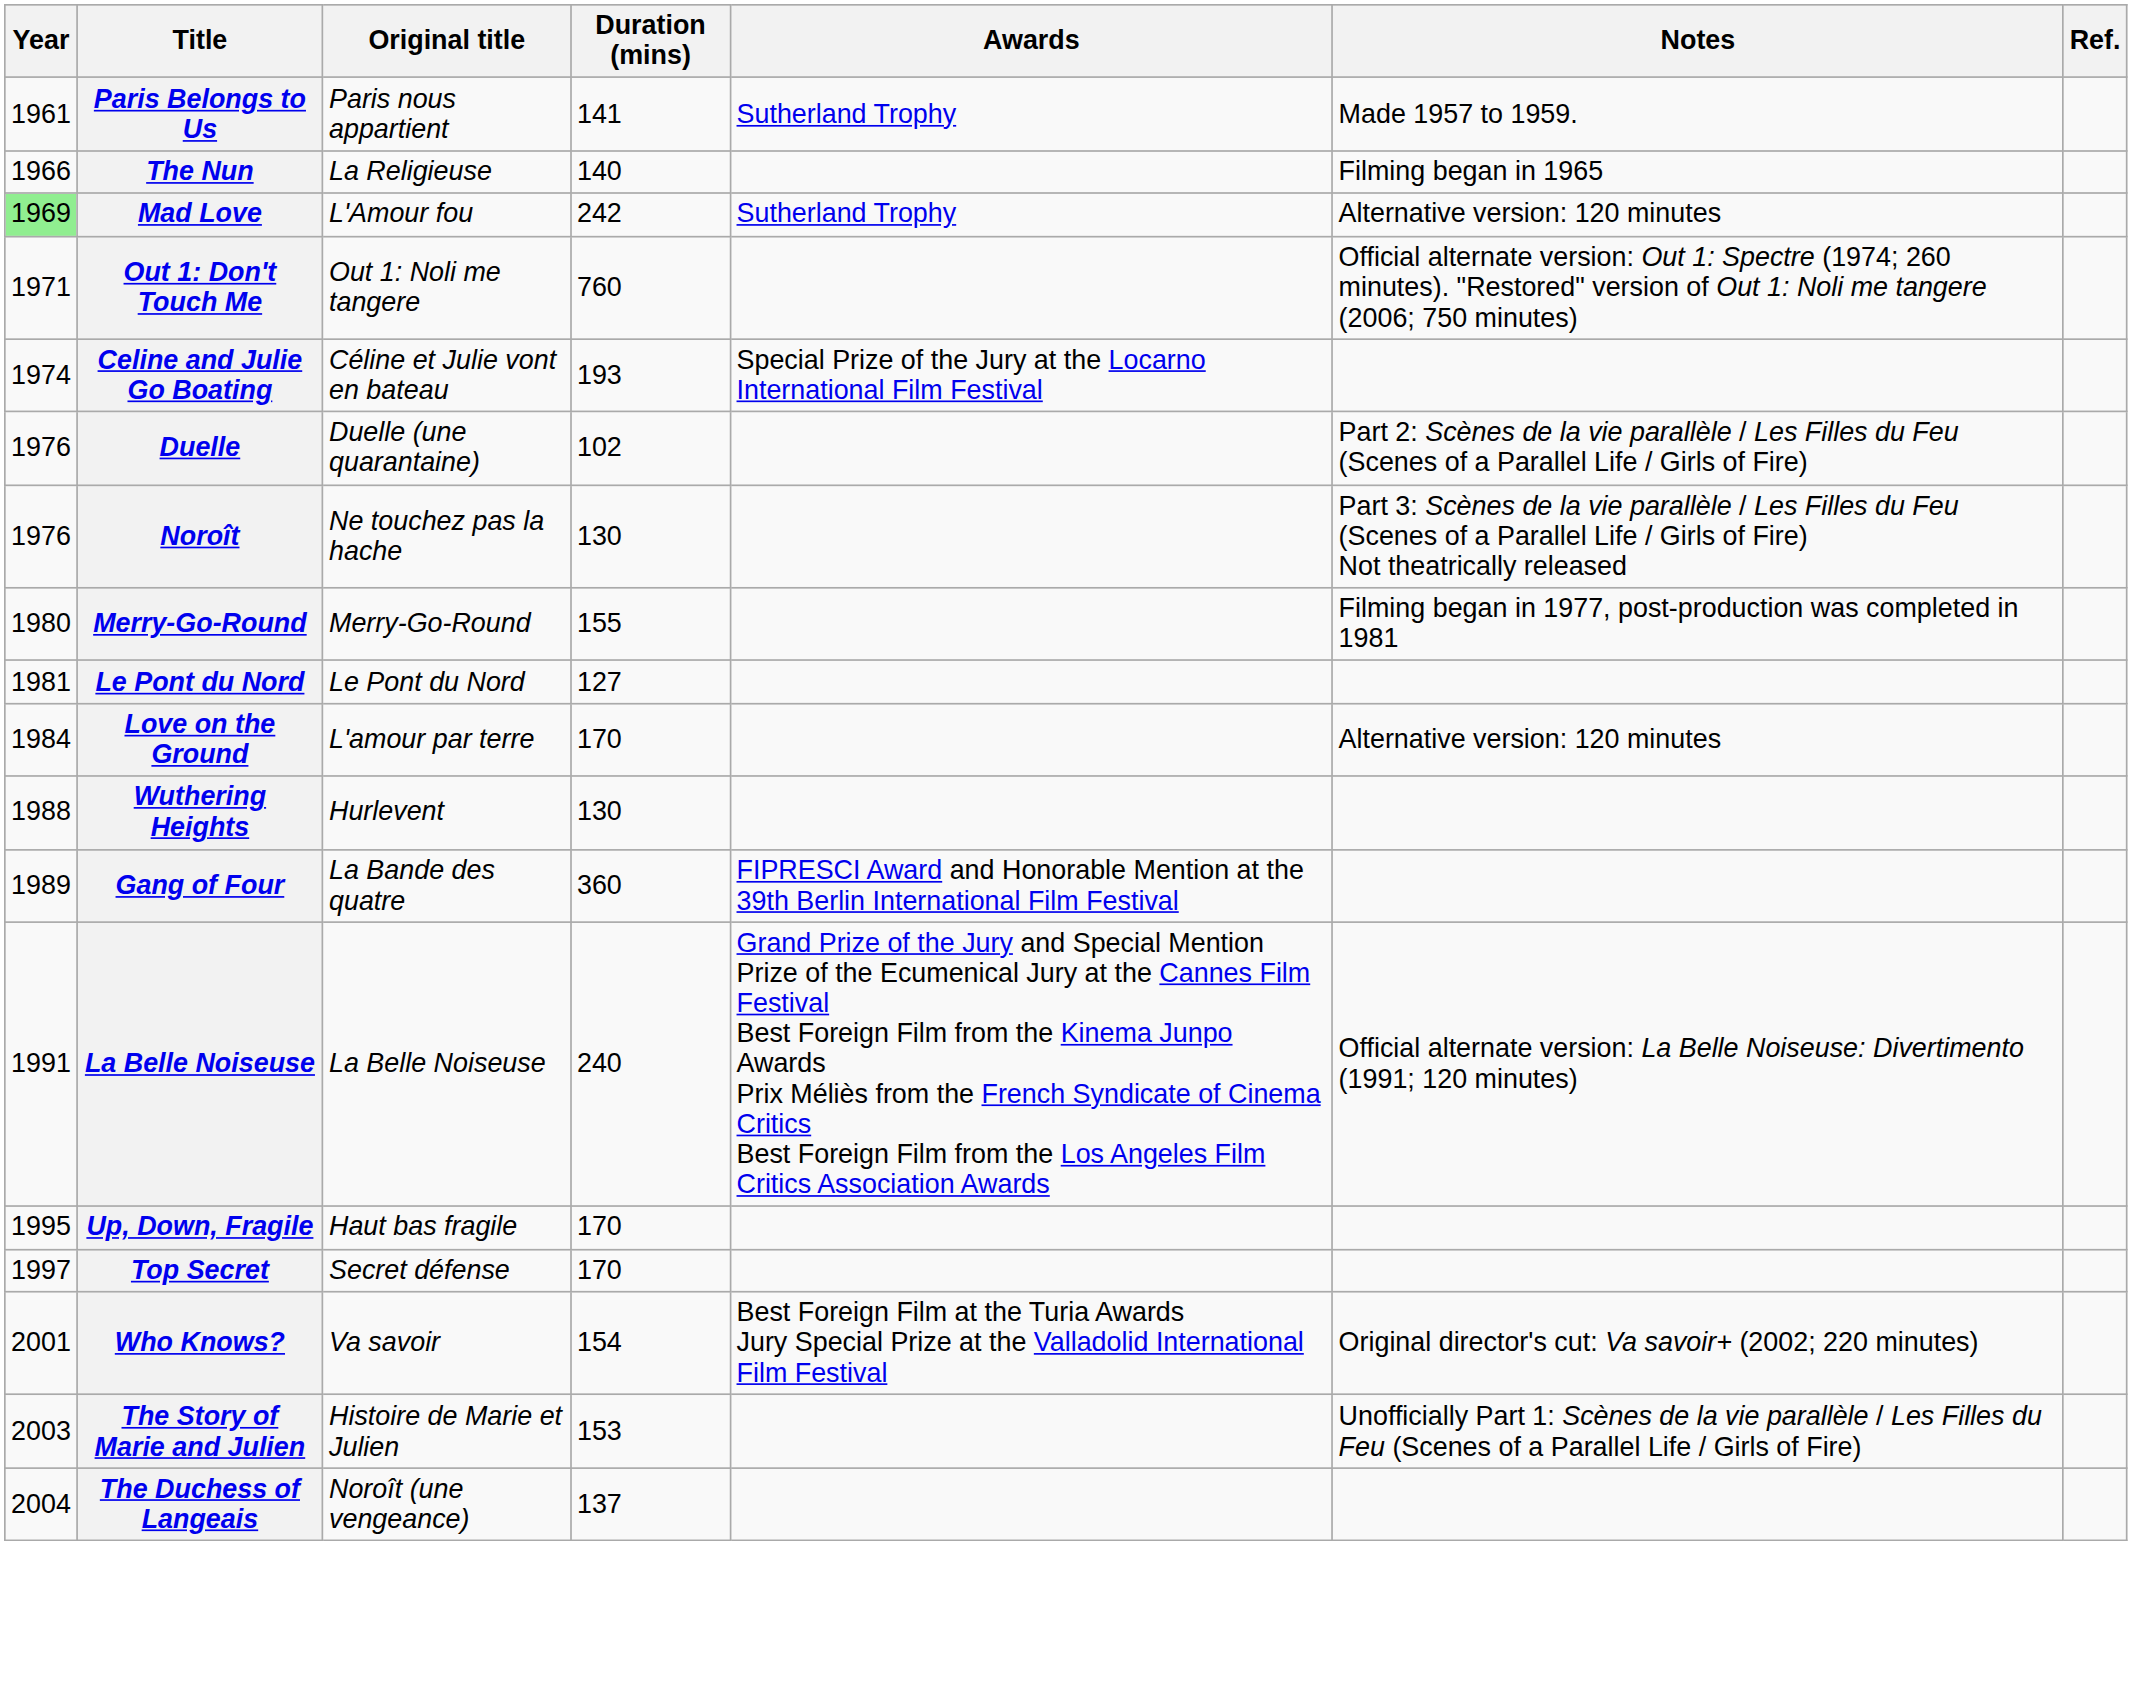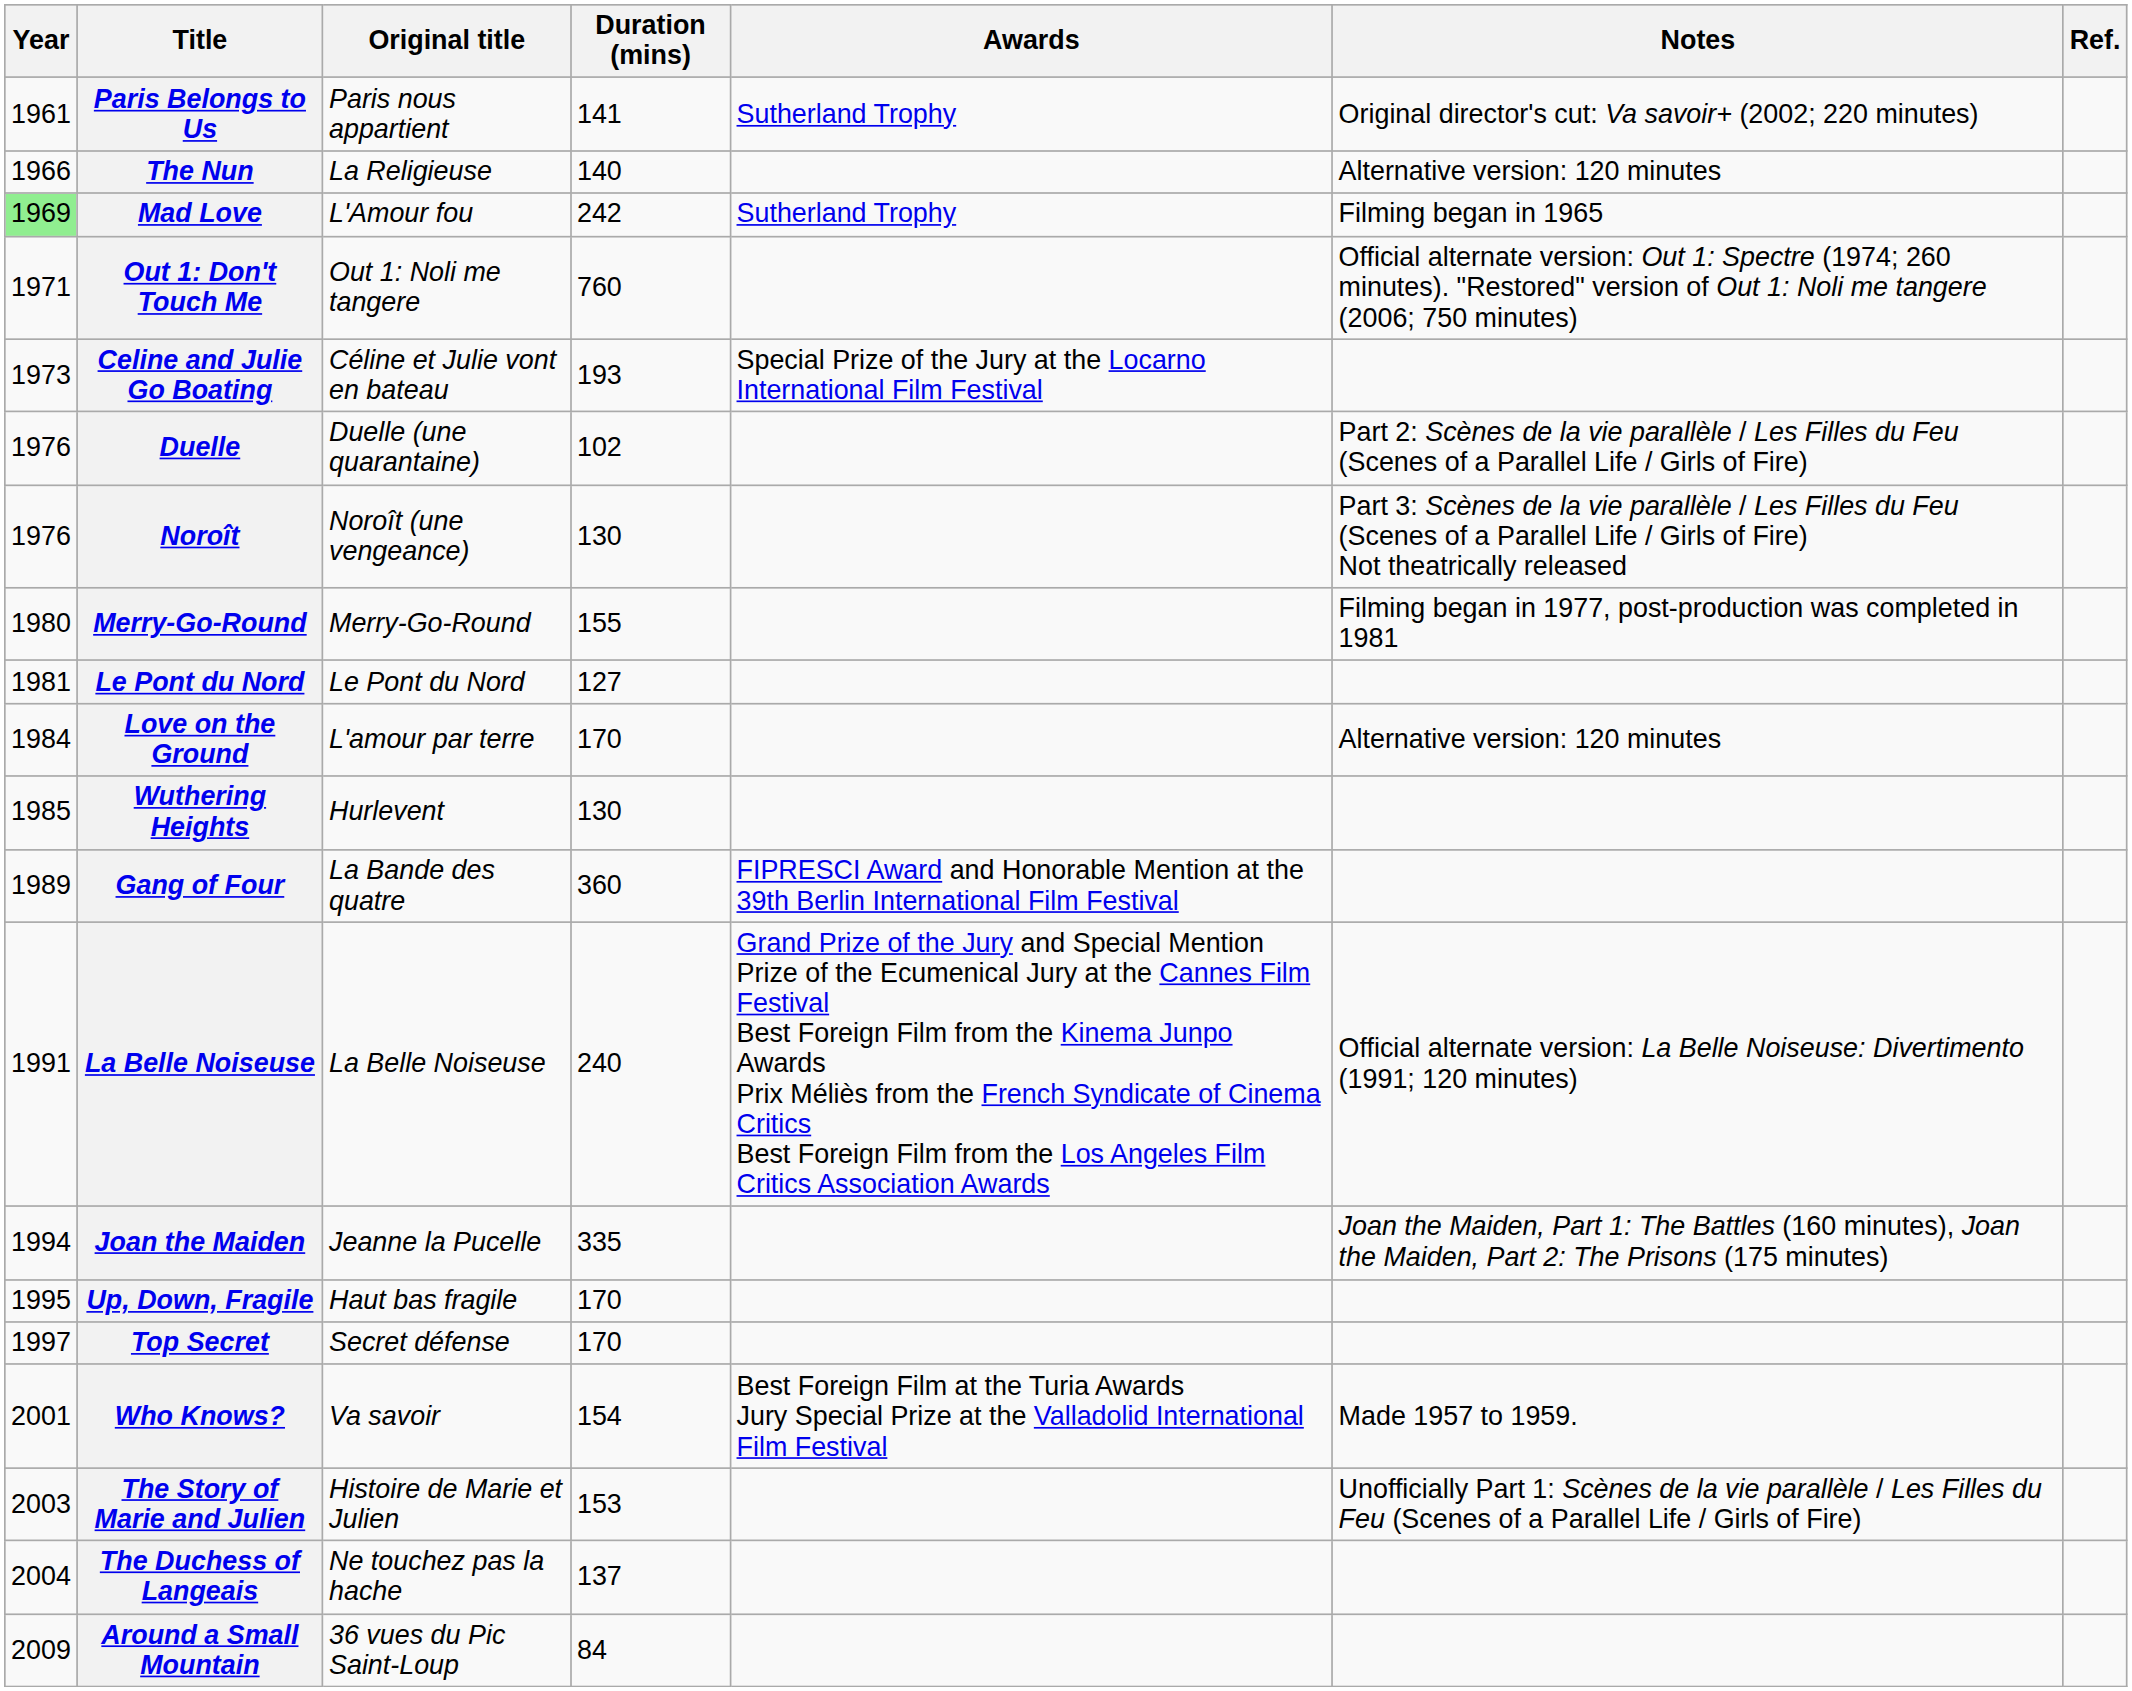(1458, 113) Made 1957 to 1959. -> (1659, 113) Original director's cut: Va savoir+ (2002; 220 minutes)
(1471, 171) Filming began in 1965 -> (1530, 171) Alternative version: 120 minutes
(1530, 214) Alternative version: 120 minutes -> (1471, 214) Filming began in 1965
(41, 375) 1974 -> (41, 375) 1973
(437, 535) Ne touchez pas la hache -> (399, 535) Noroît (une vengeance)
(41, 812) 1988 -> (41, 812) 1985
+ row: (200, 1242)
(1659, 1342) Original director's cut: Va savoir+ (2002; 220 minutes) -> (1458, 1415) Made 1957 to 1959.
(399, 1503) Noroît (une vengeance) -> (437, 1576) Ne touchez pas la hache
+ row: (200, 1649)
